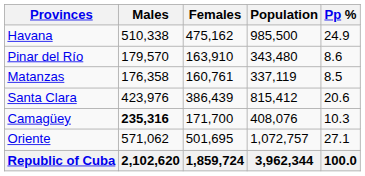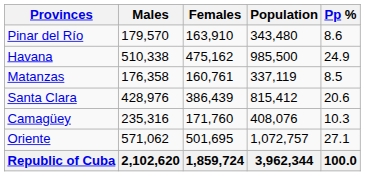rows swapped: (45, 56) <-> (30, 35)
(145, 98) 423,976 -> (145, 98) 428,976
(145, 118) bold -> (145, 118) normal
(209, 118) 171,700 -> (209, 118) 171,760
